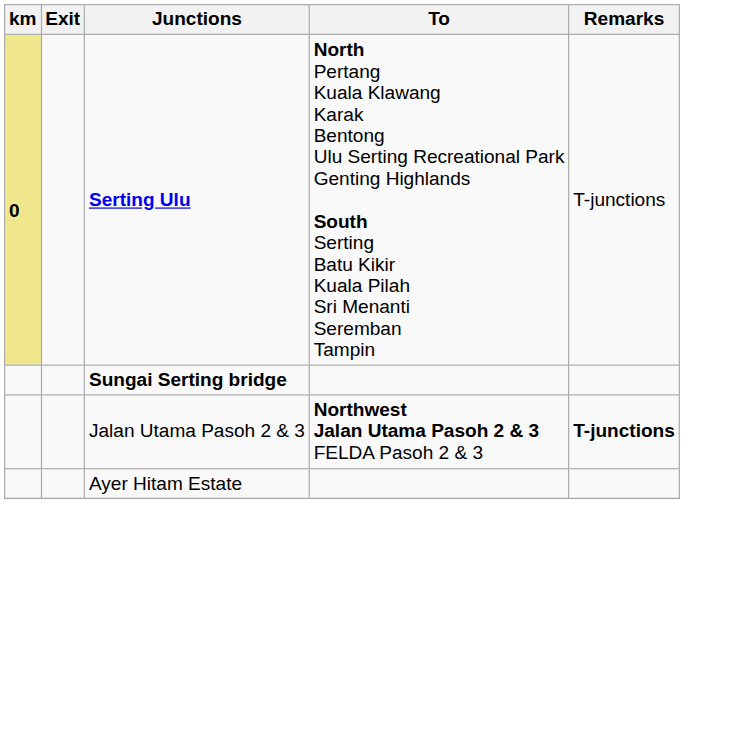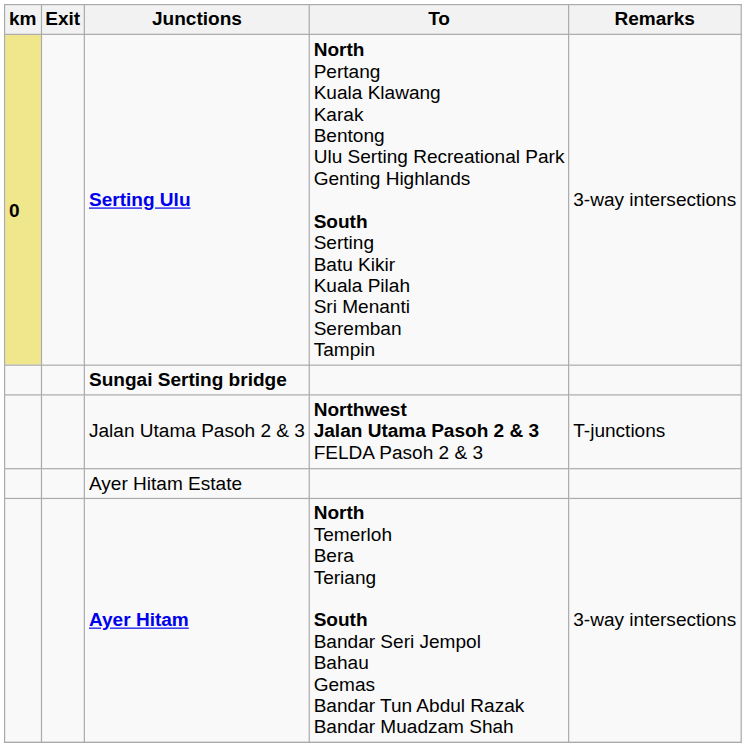(619, 199) T-junctions -> (655, 199) 3-way intersections
(624, 431) bold -> (619, 431) normal
+ row: (139, 620)
